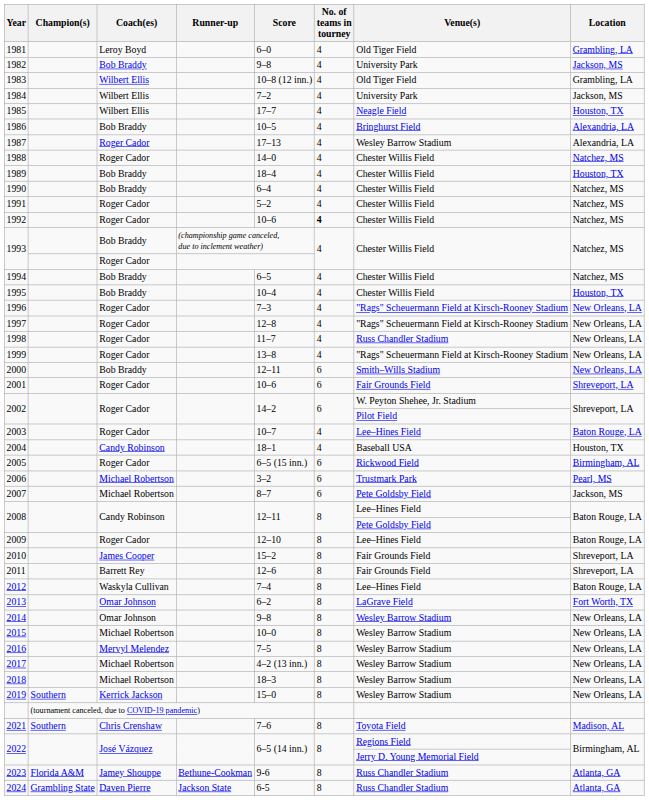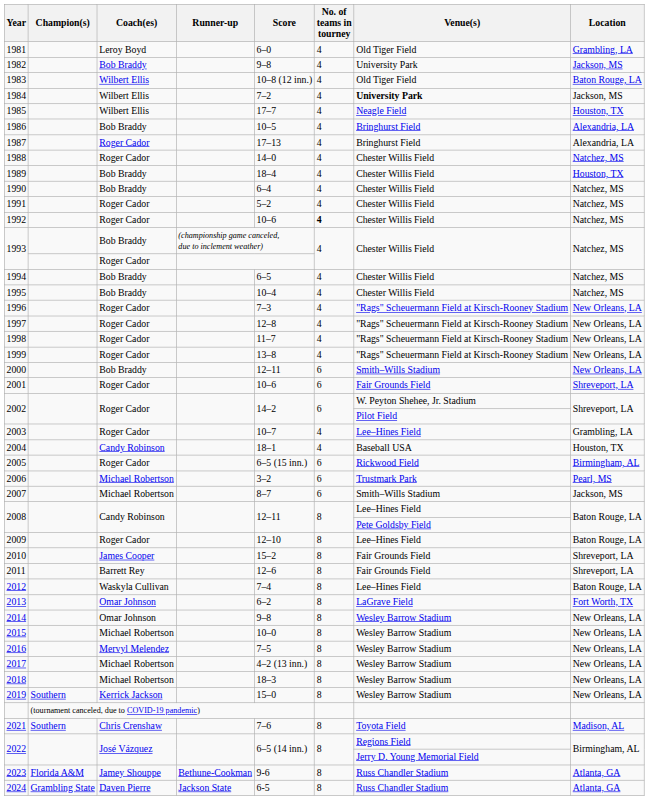(603, 80) Grambling, LA -> (607, 80) Baton Rouge, LA
(387, 96) normal -> (389, 96) bold
(404, 142) Wesley Barrow Stadium -> (388, 142) Bringhurst Field
(598, 292) Houston, TX -> (598, 292) Natchez, MS
(402, 339) Russ Chandler Stadium -> (462, 339) "Rags" Scheuermann Field at Kirsch-Rooney Stadium
(607, 432) Baton Rouge, LA -> (603, 432) Grambling, LA
(394, 494) Pete Goldsby Field -> (398, 494) Smith–Wills Stadium
